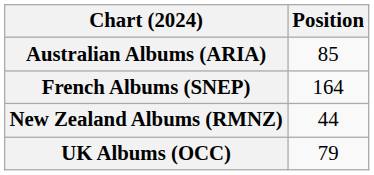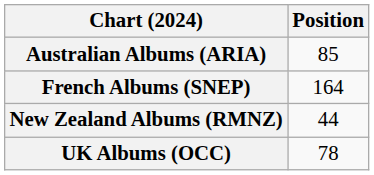(328, 152) 79 -> (328, 152) 78
